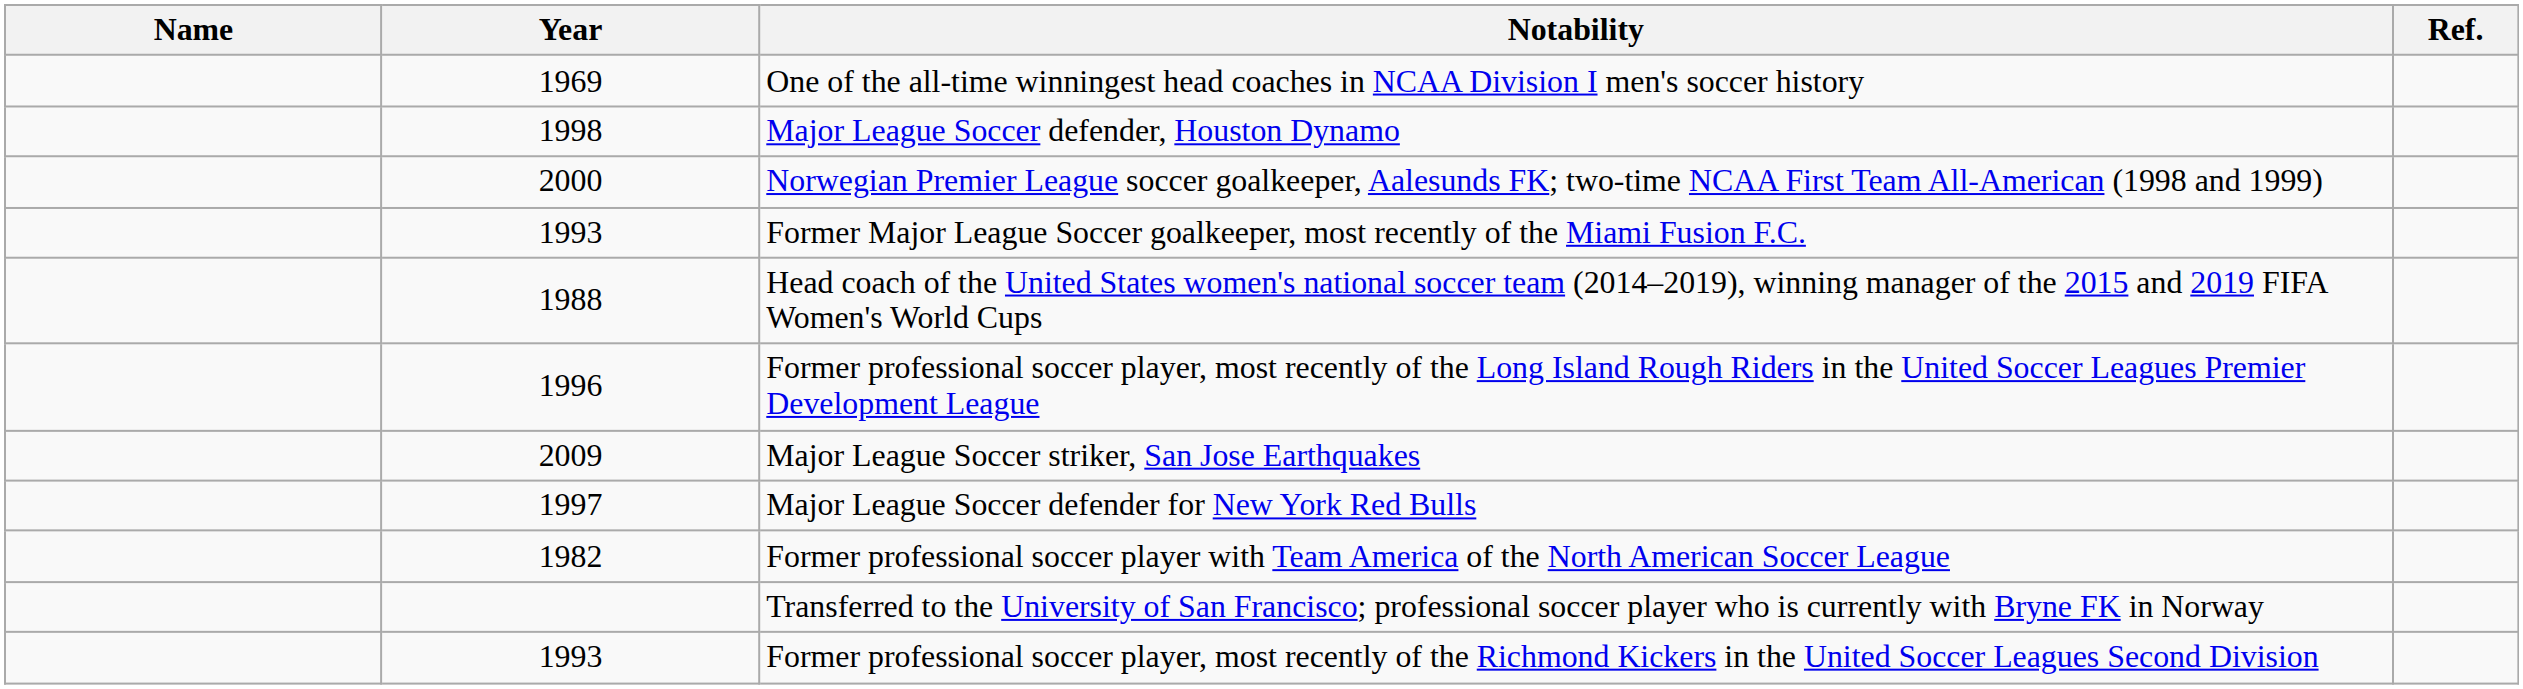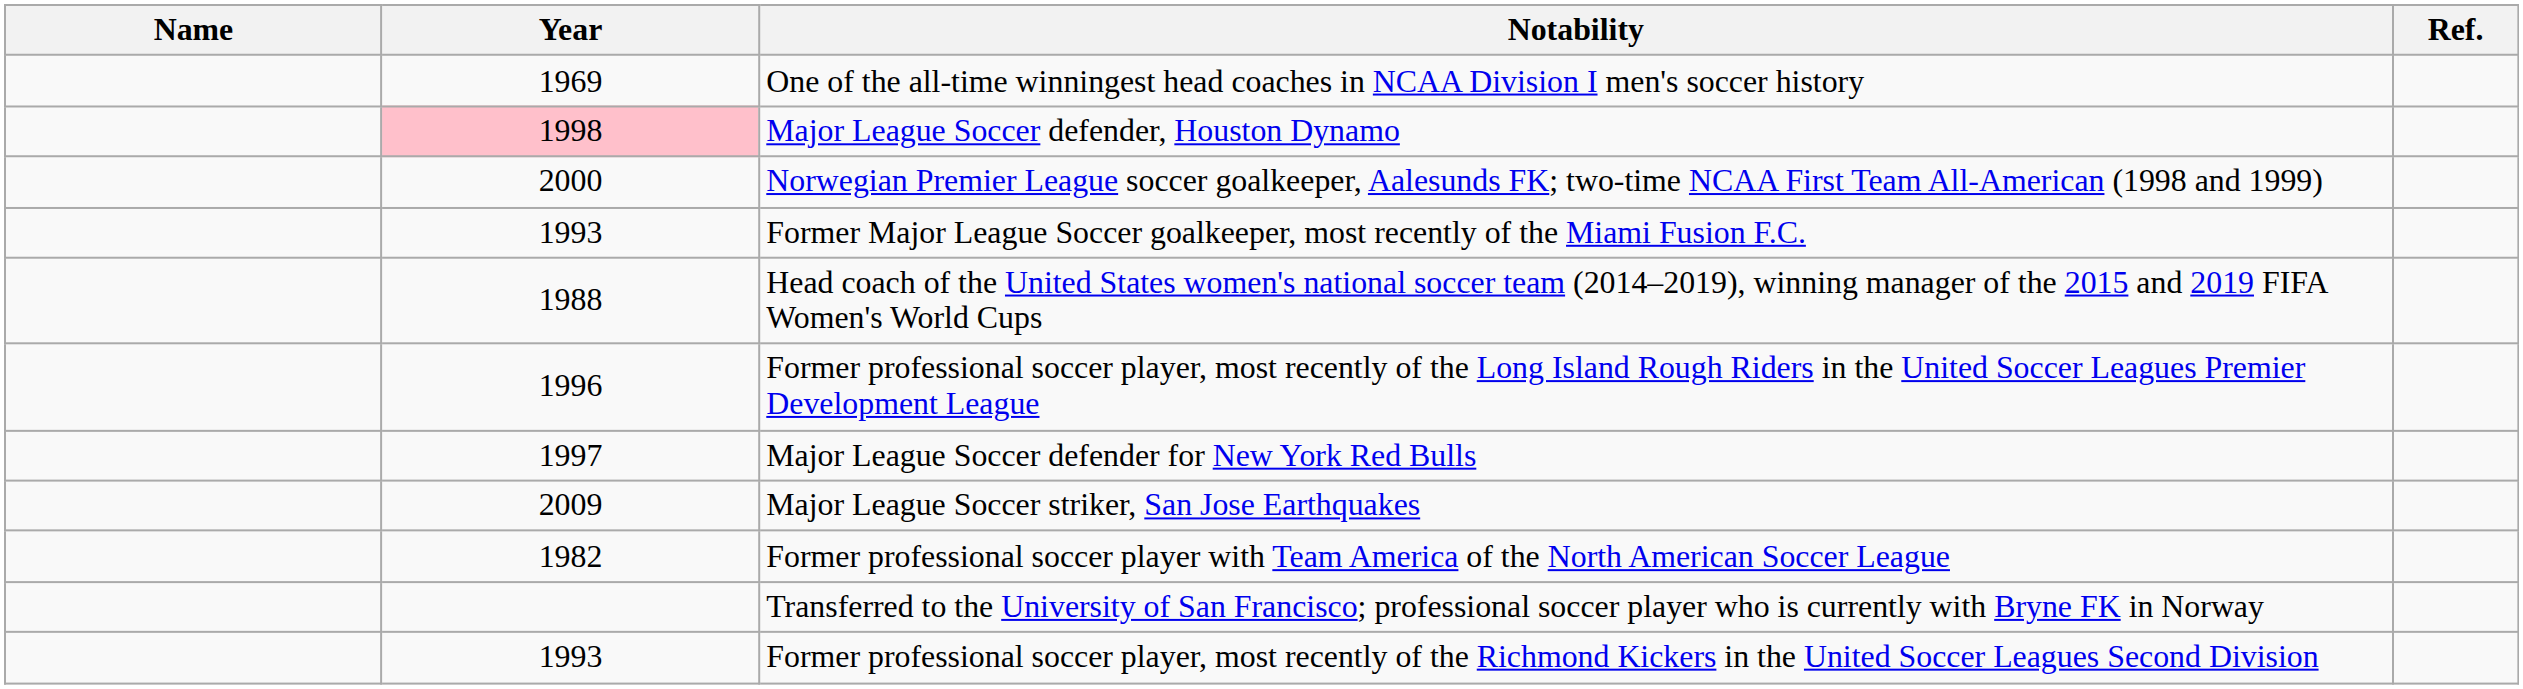(570, 130) no background -> (570, 130) pink background
rows swapped: (1093, 454) <-> (1121, 505)
